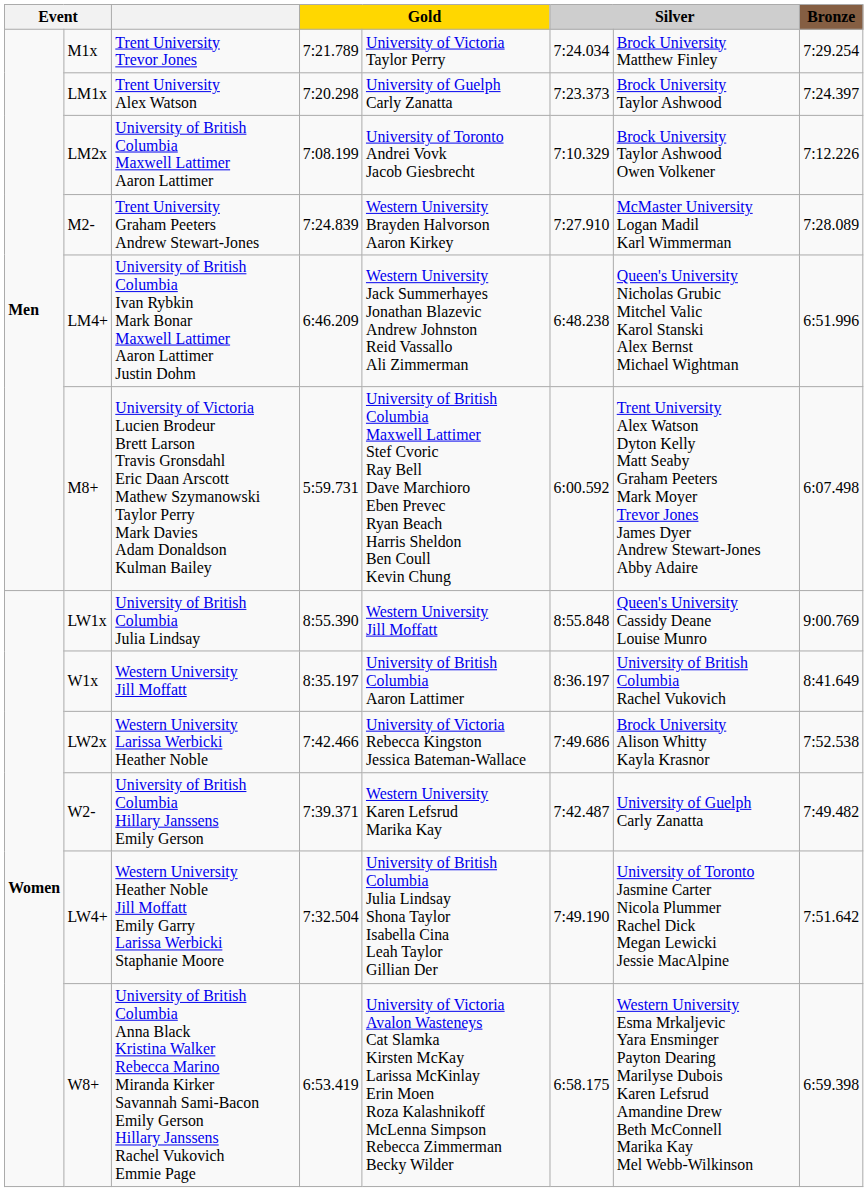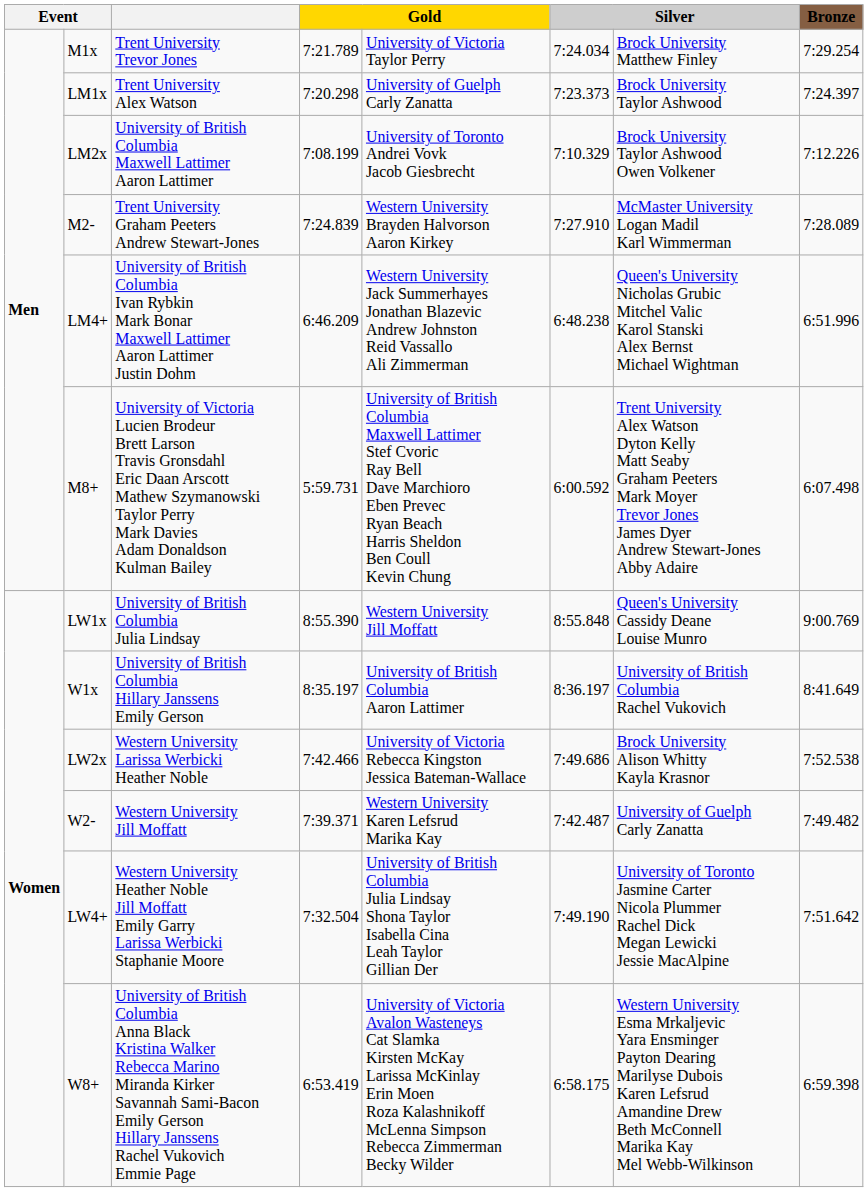(176, 681) Western University Jill Moffatt -> (181, 690) University of British Columbia Hillary Janssens Emily Gerson
(181, 811) University of British Columbia Hillary Janssens Emily Gerson -> (176, 820) Western University Jill Moffatt
